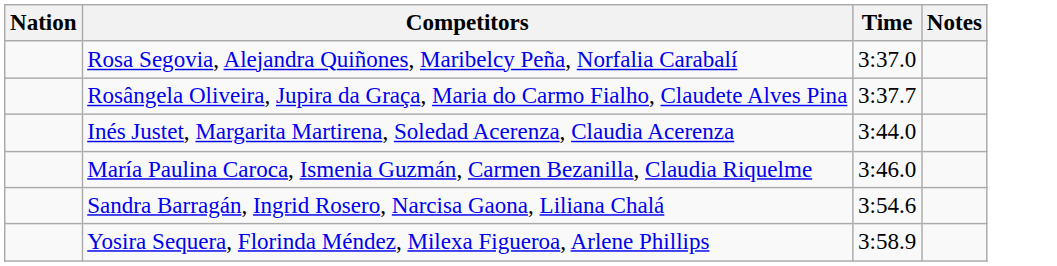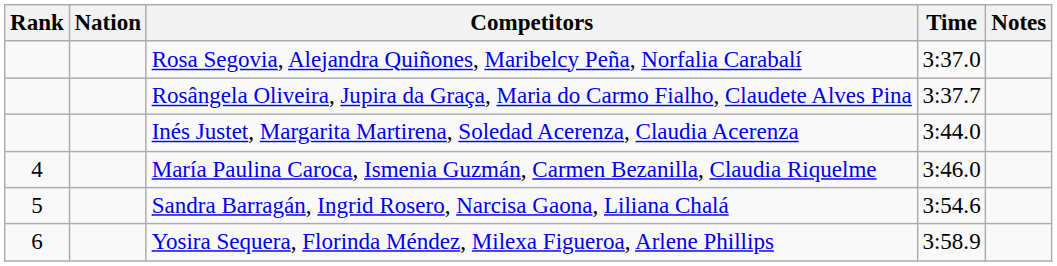+ column: (37, 22)
